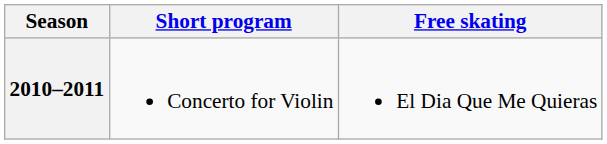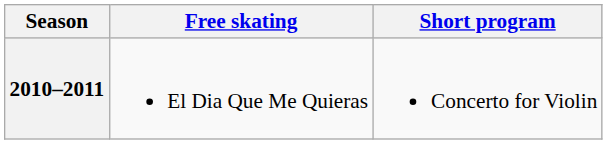columns swapped: (224, 21) <-> (470, 21)
